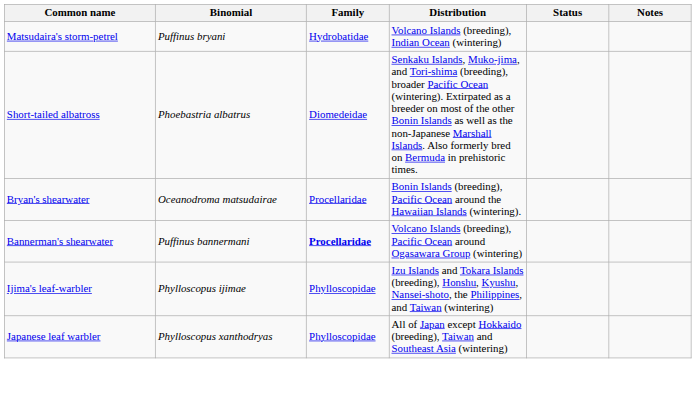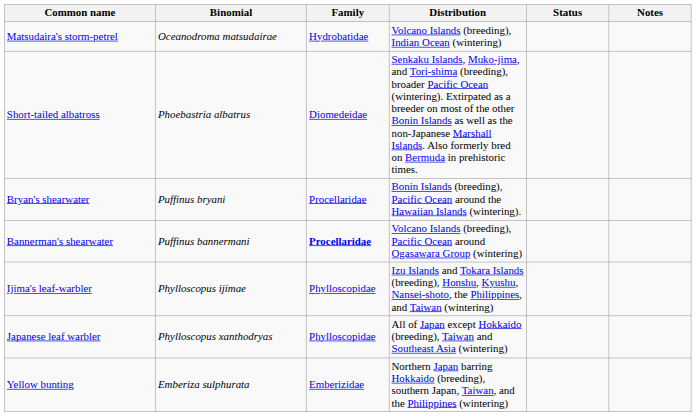(192, 36) Puffinus bryani -> (217, 36) Oceanodroma matsudairae
(217, 199) Oceanodroma matsudairae -> (192, 199) Puffinus bryani
+ row: (40, 384)
